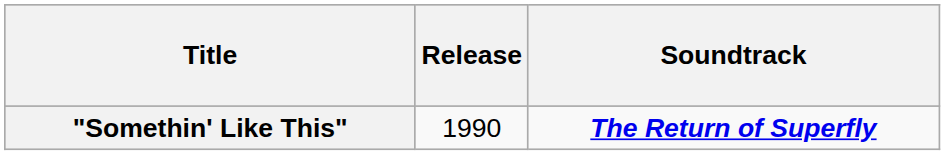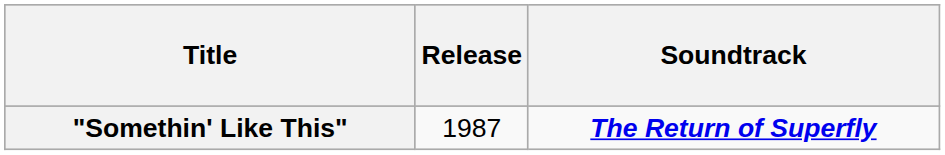(472, 127) 1990 -> (472, 127) 1987
